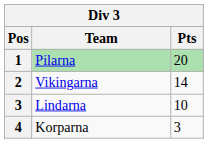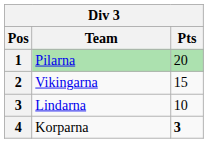(181, 82) 14 -> (181, 82) 15
(177, 127) normal -> (177, 127) bold
